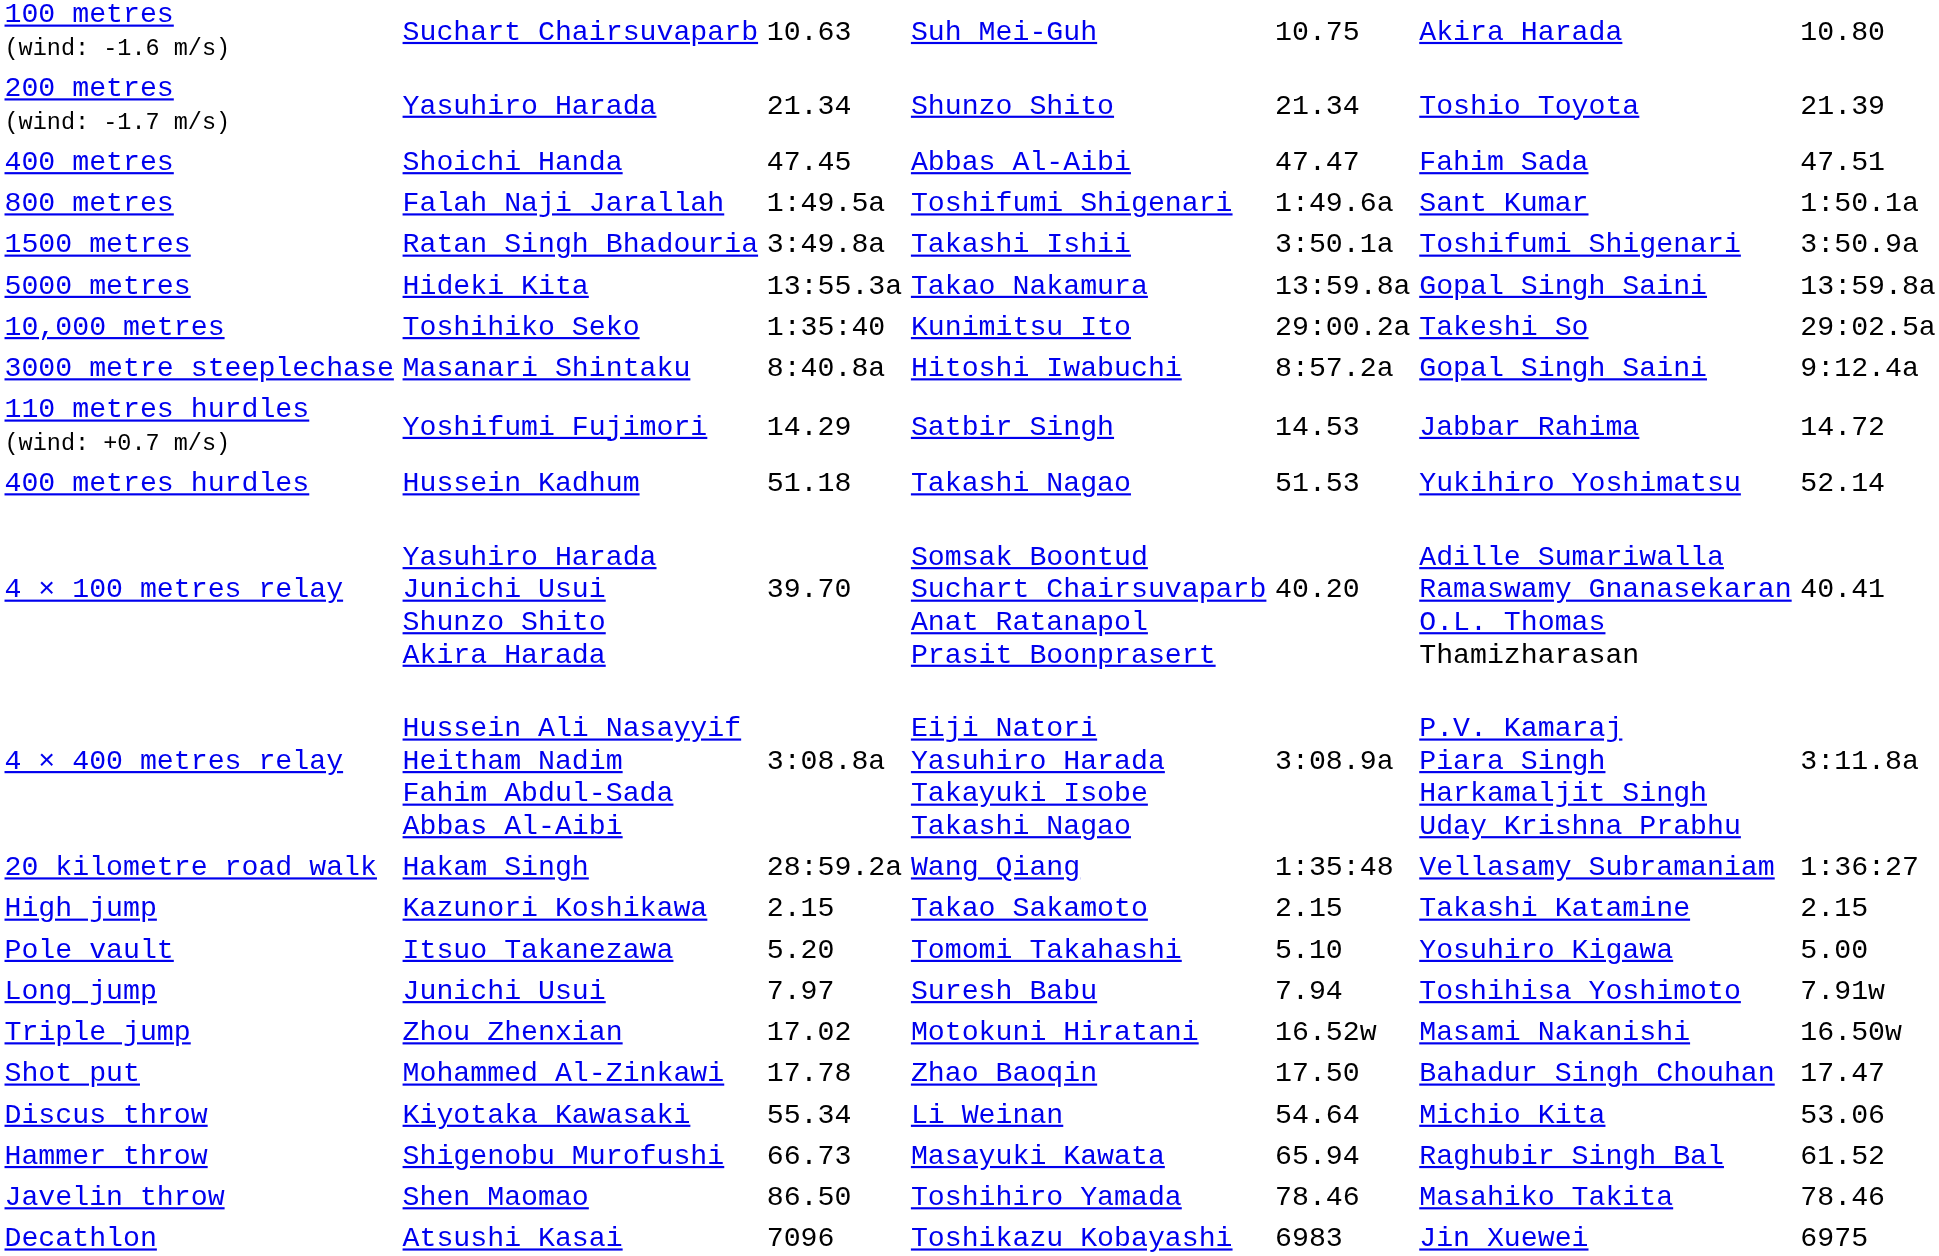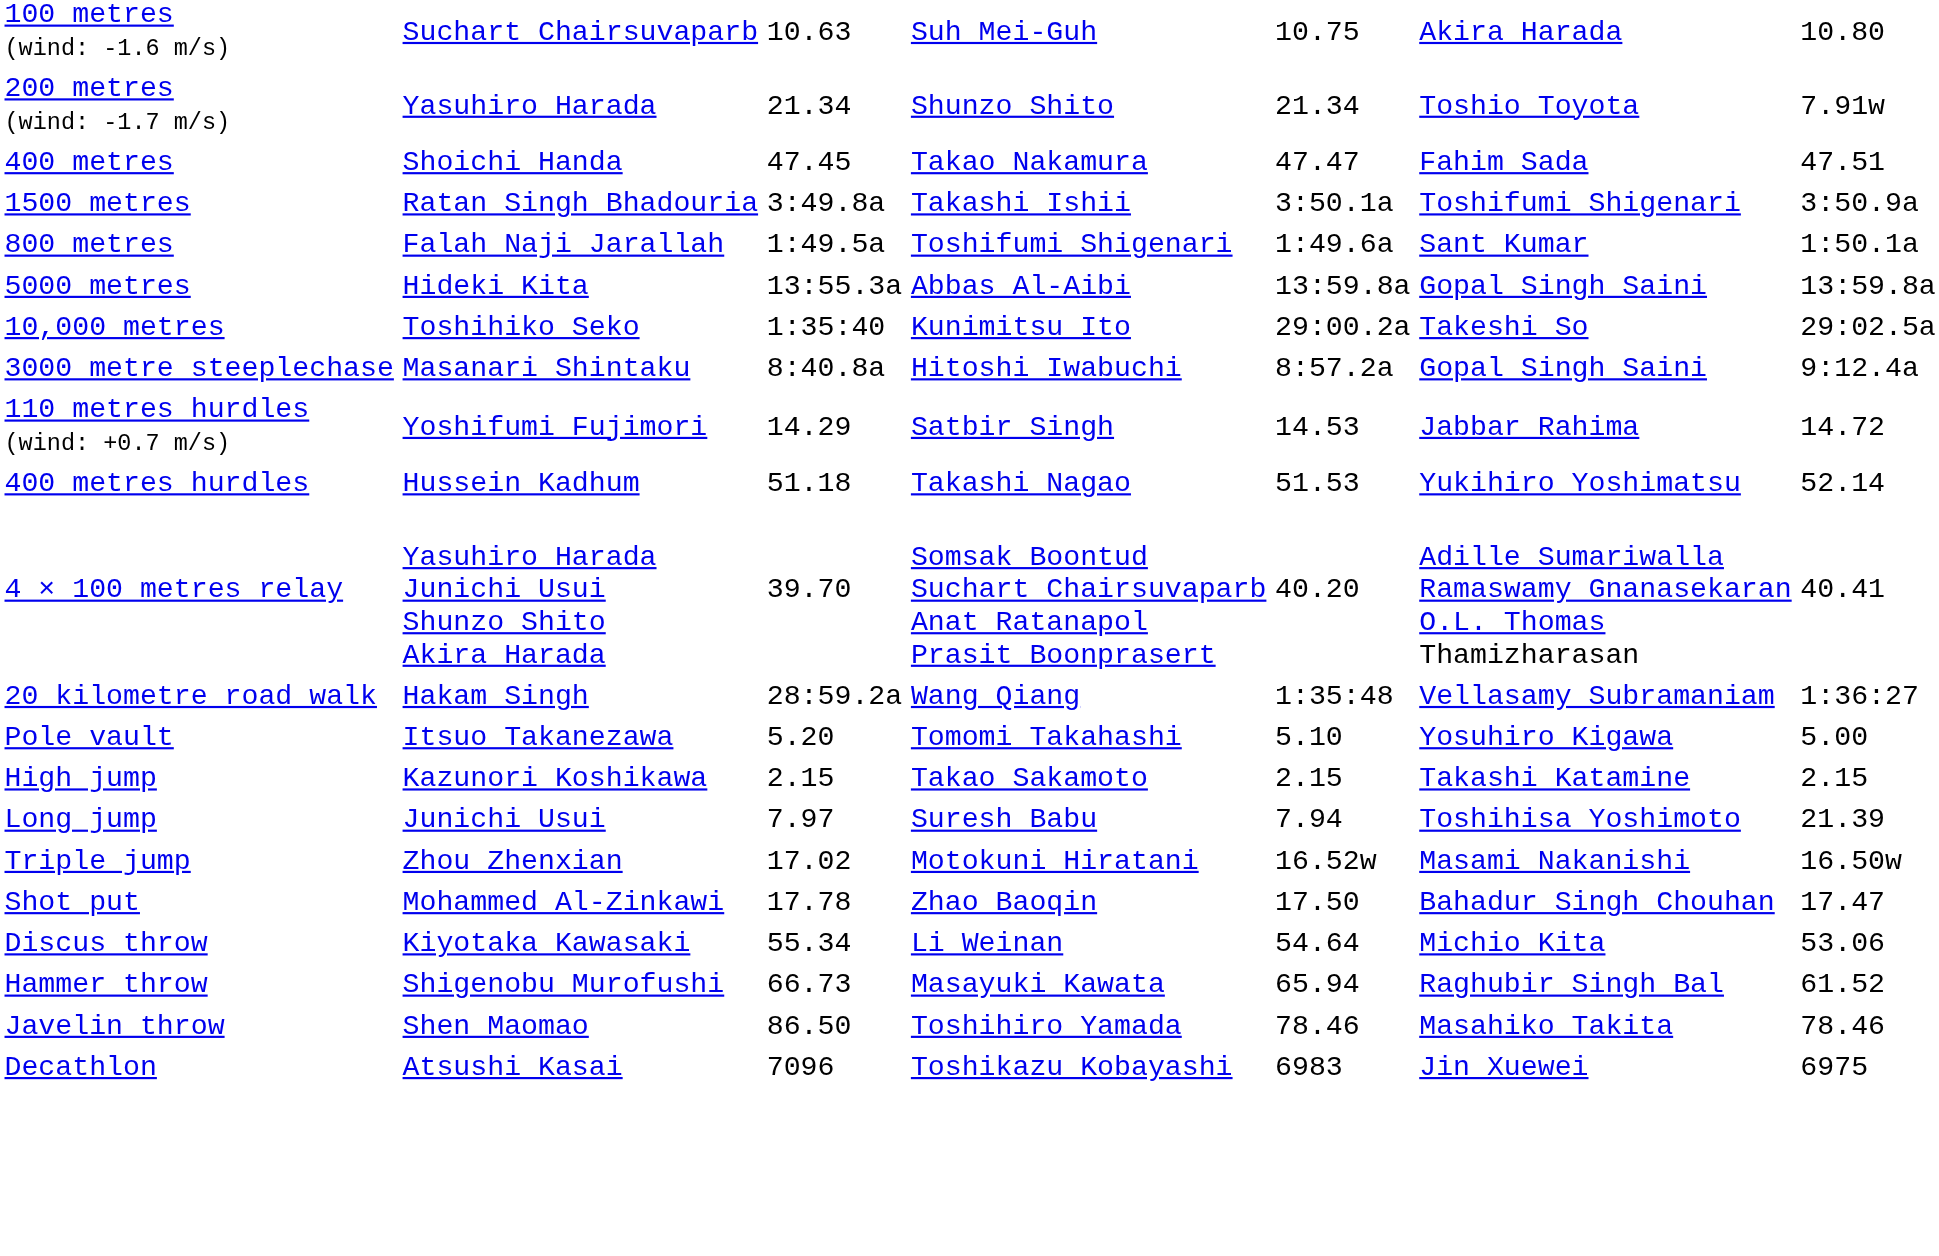(1843, 105) 21.39 -> (1843, 105) 7.91w
(1021, 162) Abbas Al-Aibi -> (1029, 162) Takao Nakamura
rows swapped: (89, 204) <-> (98, 245)
(1029, 286) Takao Nakamura -> (1021, 286) Abbas Al-Aibi
- row: (174, 761)
rows swapped: (81, 909) <-> (89, 950)
(1843, 991) 7.91w -> (1843, 820) 21.39
